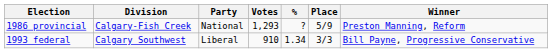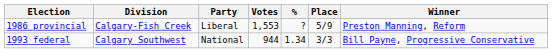(222, 26) National -> (220, 26) Liberal
(266, 26) 1,293 -> (266, 26) 1,553
(220, 40) Liberal -> (222, 40) National
(271, 40) 910 -> (271, 40) 944
